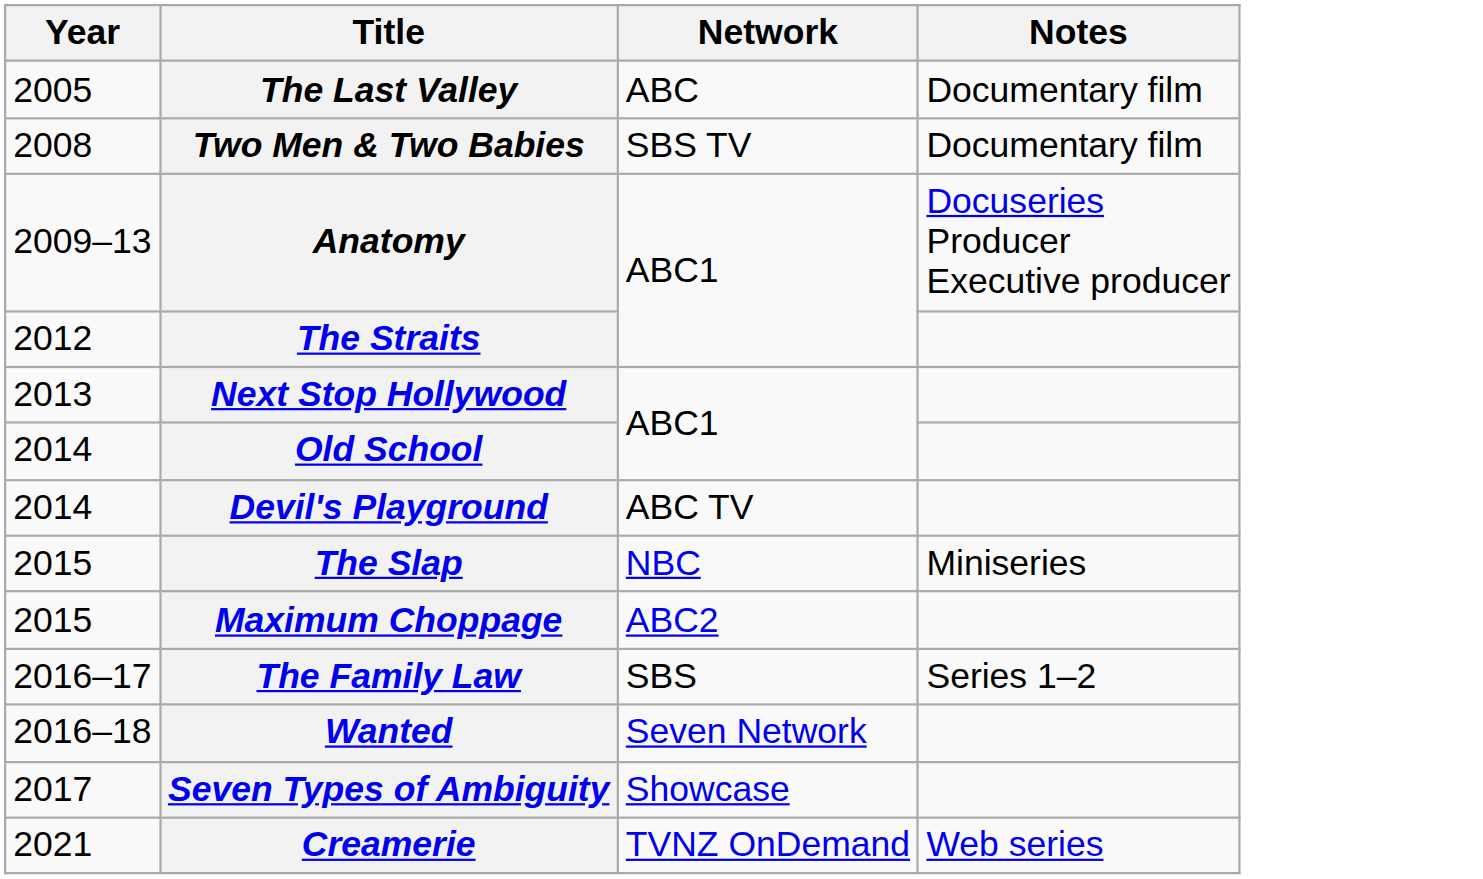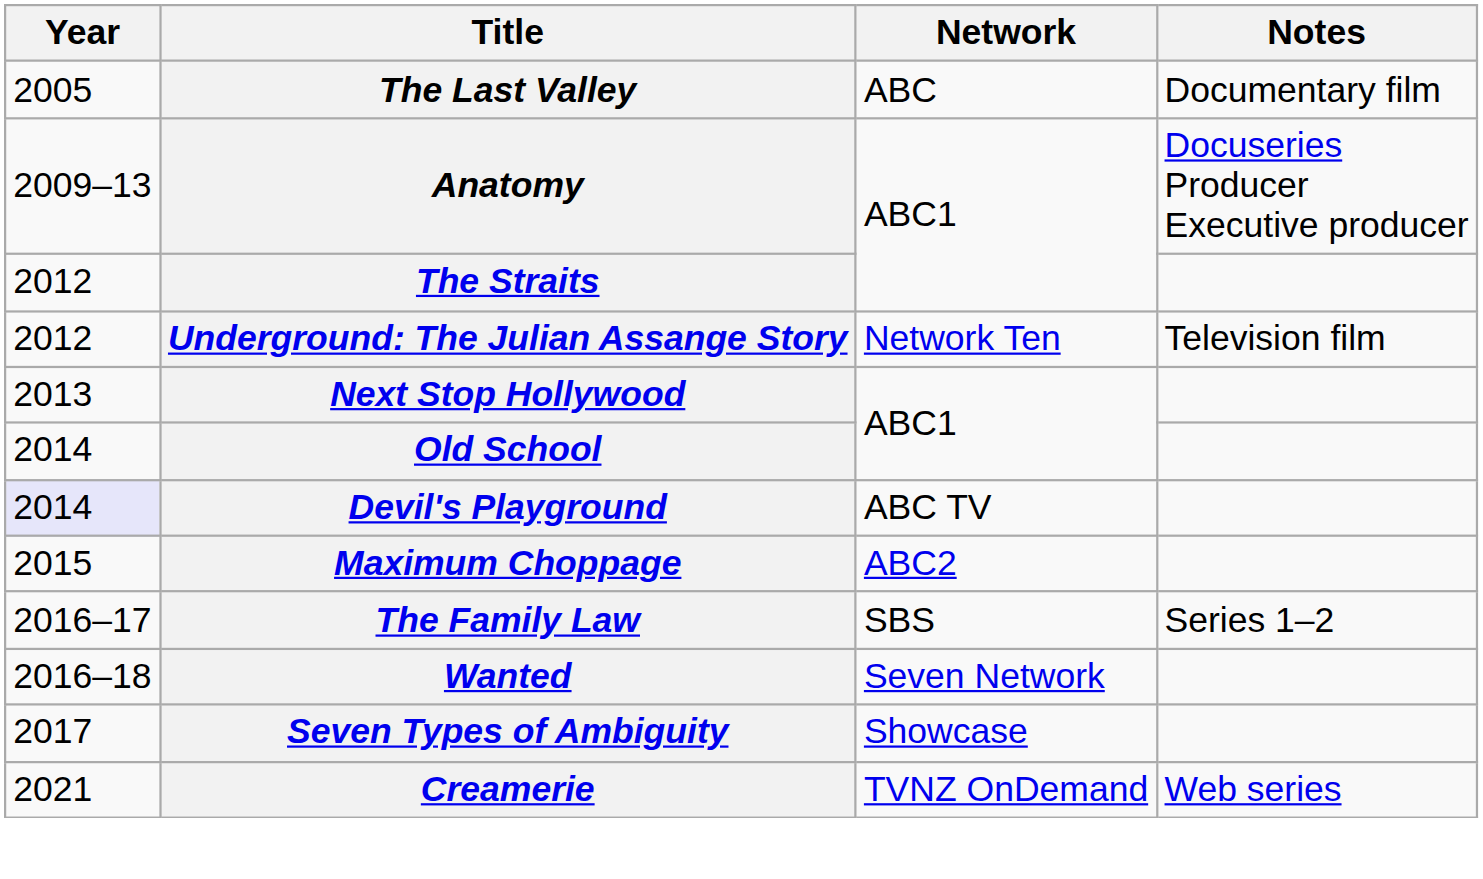- row: (389, 145)
+ row: (508, 337)
(53, 506) no background -> (53, 506) lavender background
- row: (389, 563)
